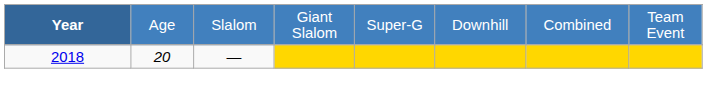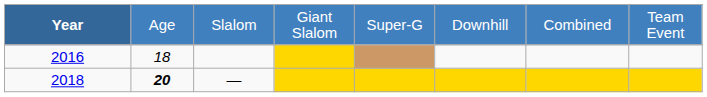+ row: (68, 57)
(162, 57) normal -> (162, 80) bold
